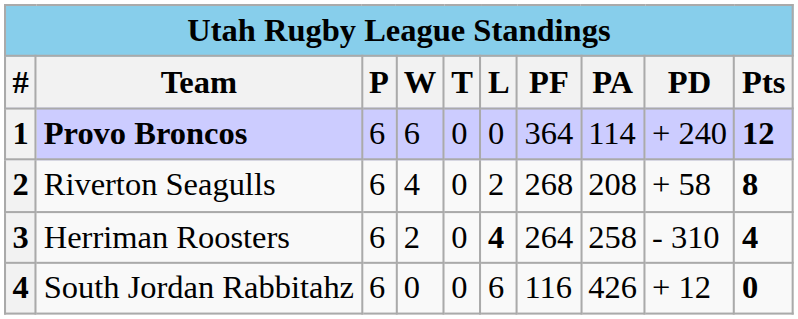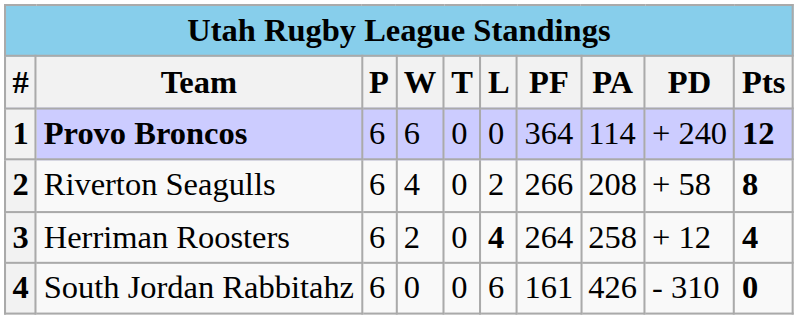(549, 184) 268 -> (549, 184) 266
(686, 236) - 310 -> (681, 236) + 12
(548, 287) 116 -> (549, 287) 161
(681, 287) + 12 -> (686, 287) - 310
